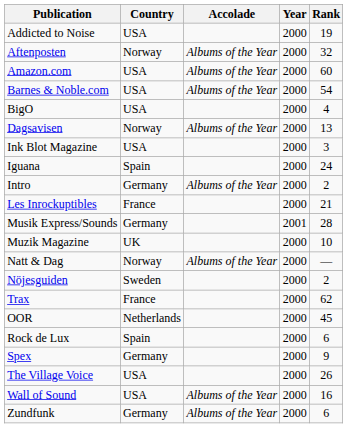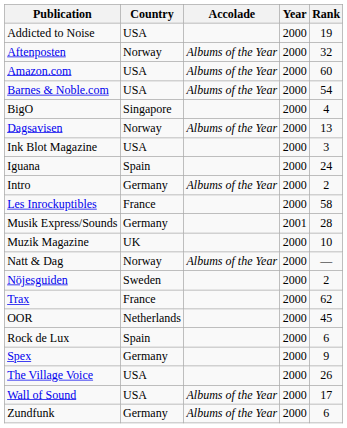(135, 109) USA -> (147, 109) Singapore
(326, 204) 21 -> (326, 204) 58
(326, 394) 16 -> (326, 394) 17
